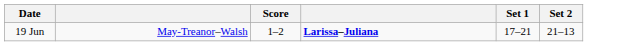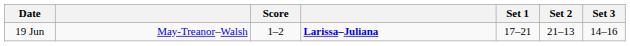+ column: (604, 13)
